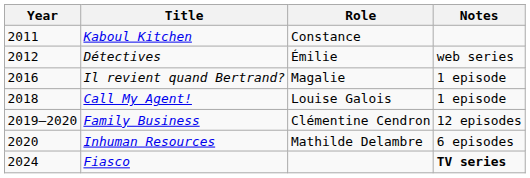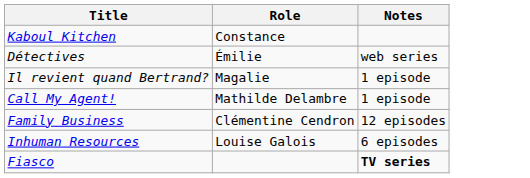- column: (42, 15)
(341, 99) Louise Galois -> (281, 99) Mathilde Delambre
(357, 141) Mathilde Delambre -> (266, 141) Louise Galois
